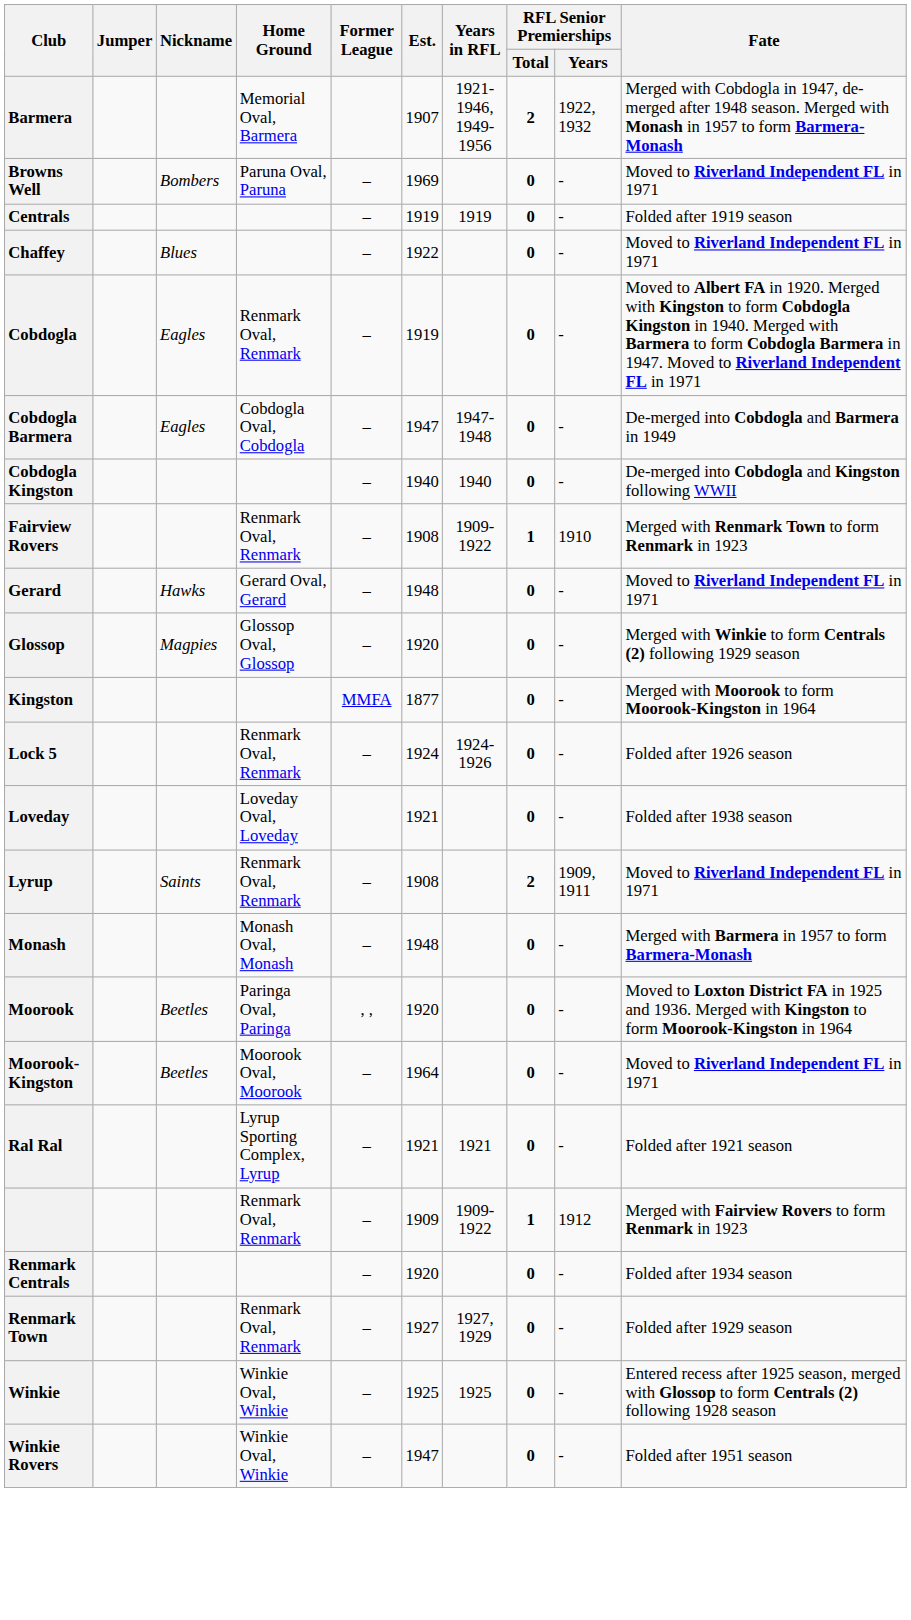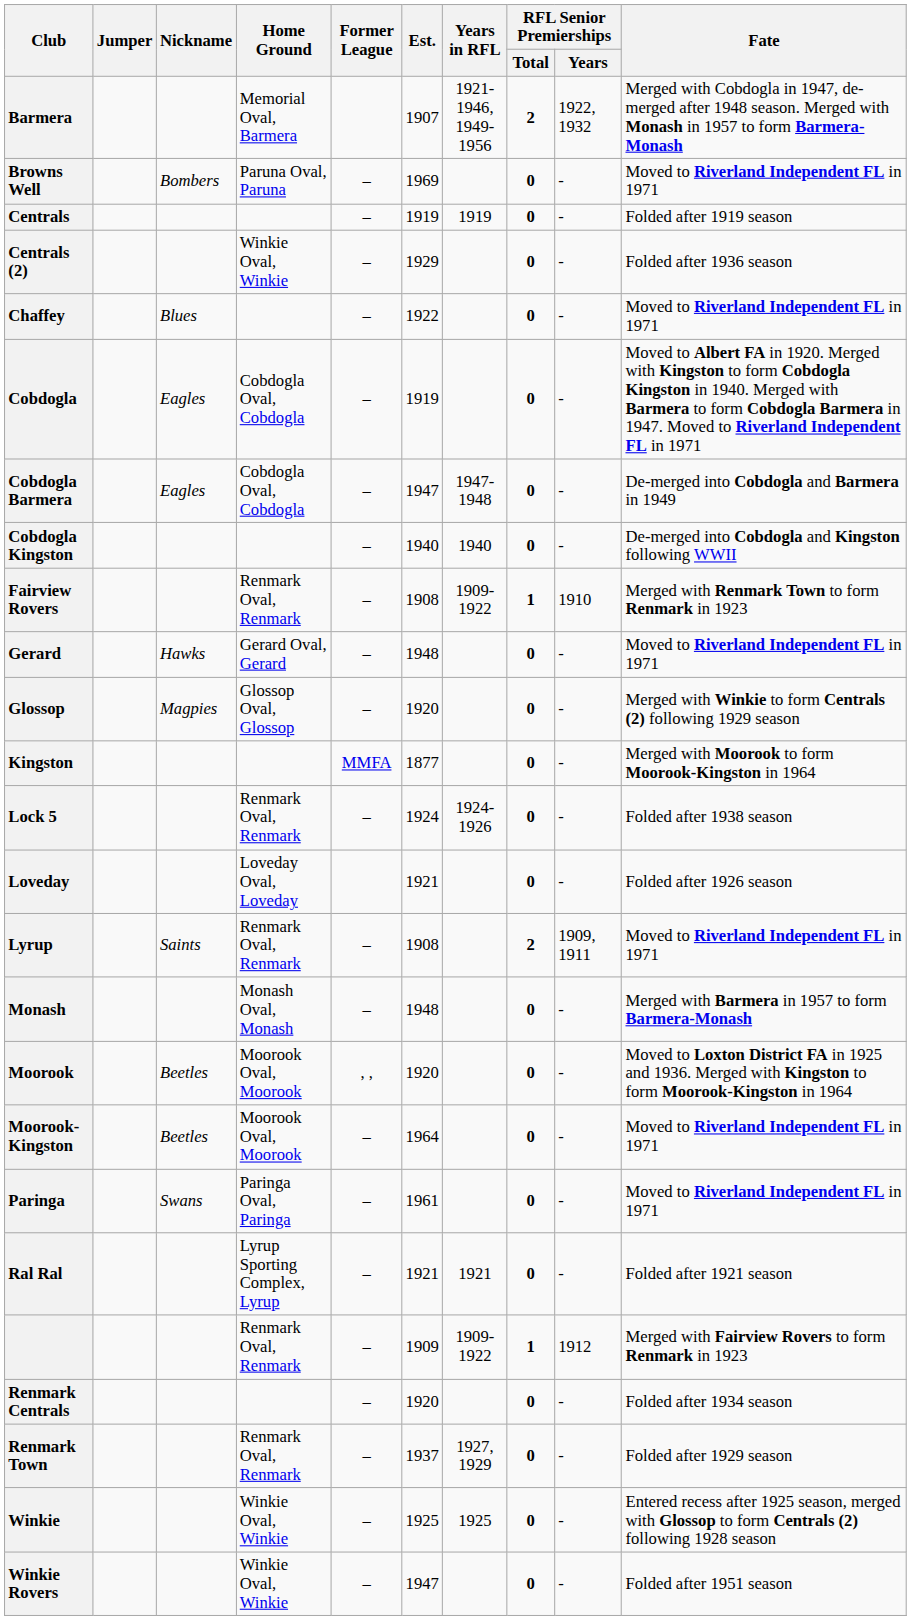+ row: (39, 261)
(270, 335) Renmark Oval, Renmark -> (272, 398) Cobdogla Oval, Cobdogla
(709, 753) Folded after 1926 season -> (709, 817) Folded after 1938 season
(709, 817) Folded after 1938 season -> (709, 881) Folded after 1926 season
(265, 1009) Paringa Oval, Paringa -> (271, 1073) Moorook Oval, Moorook
+ row: (37, 1200)
(422, 1328) 1927 -> (422, 1456) 1937
